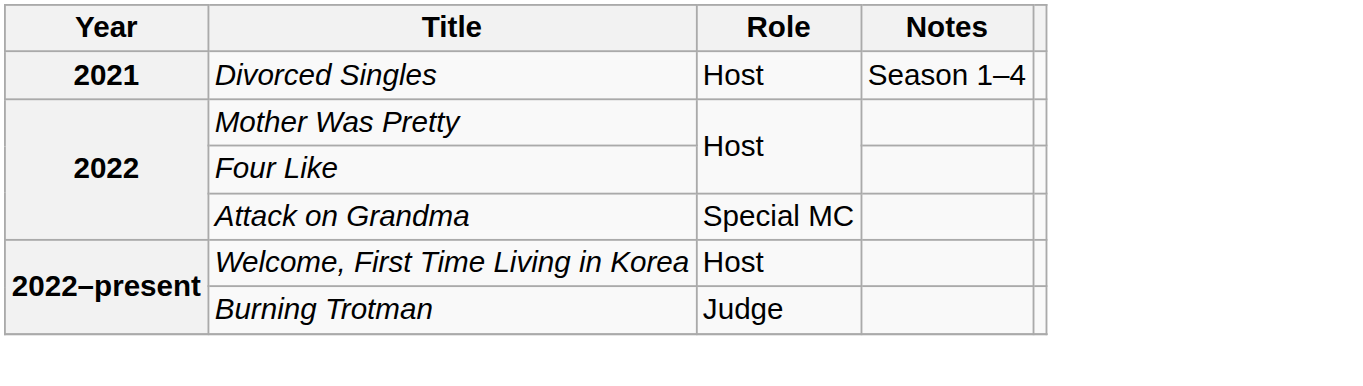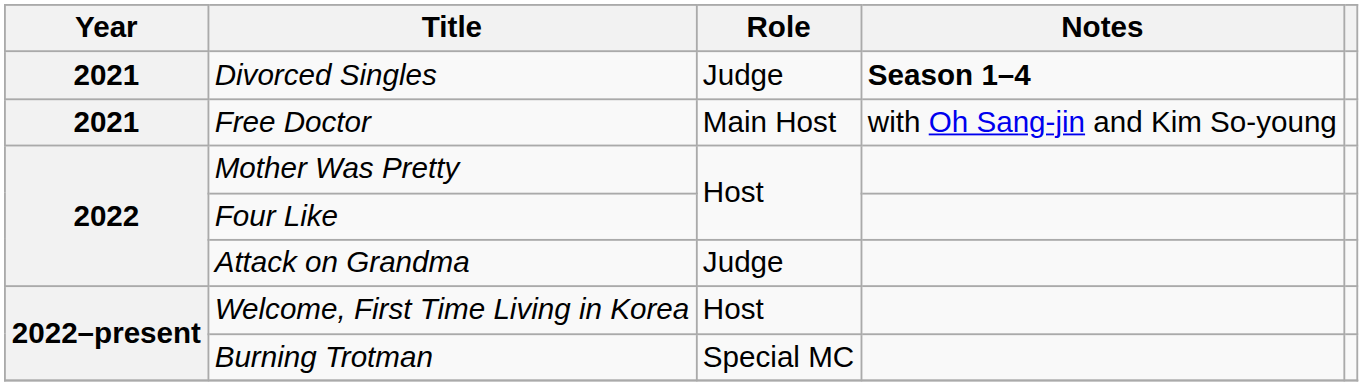(733, 74) Host -> (743, 74) Judge
(947, 74) normal -> (949, 74) bold
+ row: (293, 121)
(779, 215) Special MC -> (743, 262) Judge
(743, 309) Judge -> (779, 356) Special MC
